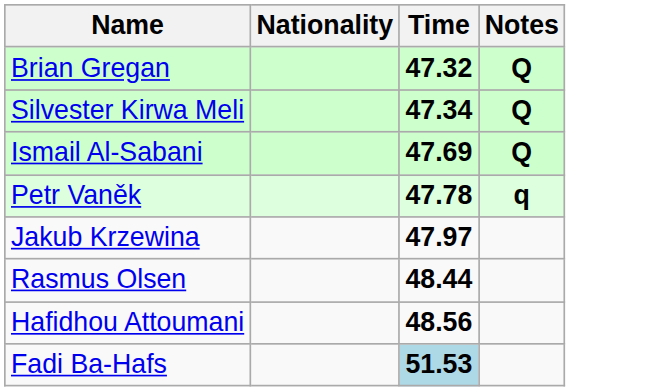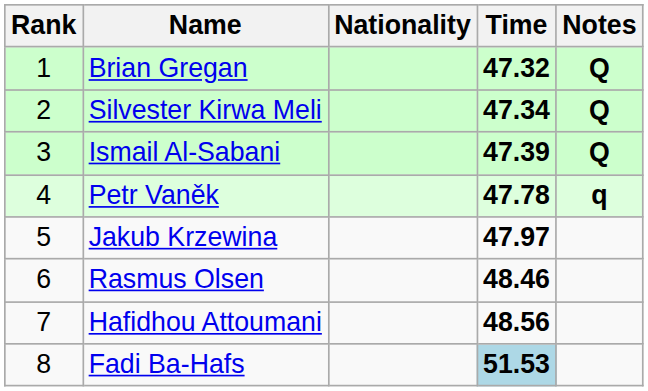+ column: (44, 25)
(439, 152) 47.69 -> (517, 152) 47.39
(439, 279) 48.44 -> (517, 279) 48.46
